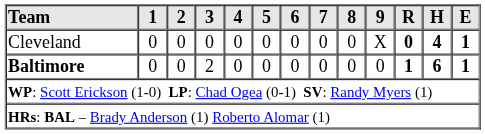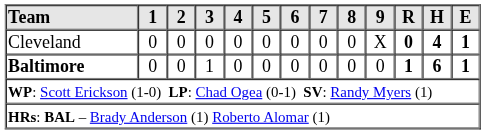(210, 66) 2 -> (210, 66) 1
